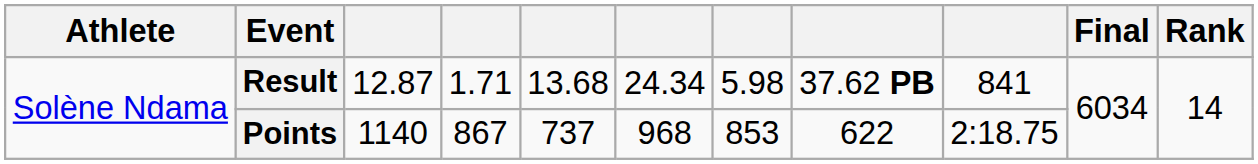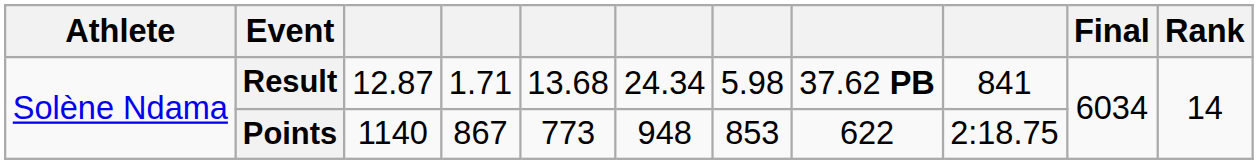(568, 134) 737 -> (568, 134) 773
(665, 134) 968 -> (665, 134) 948
